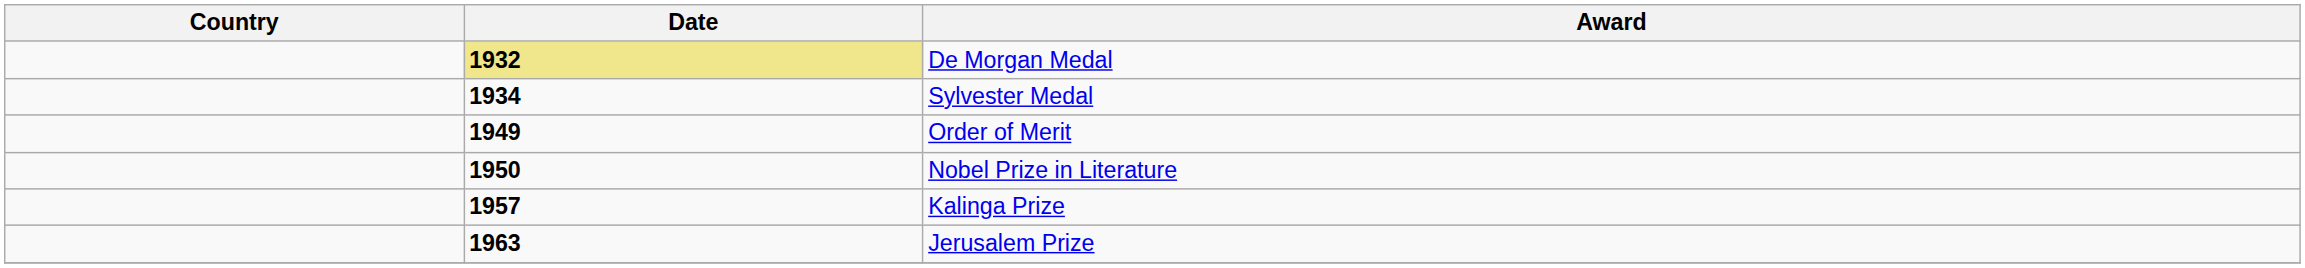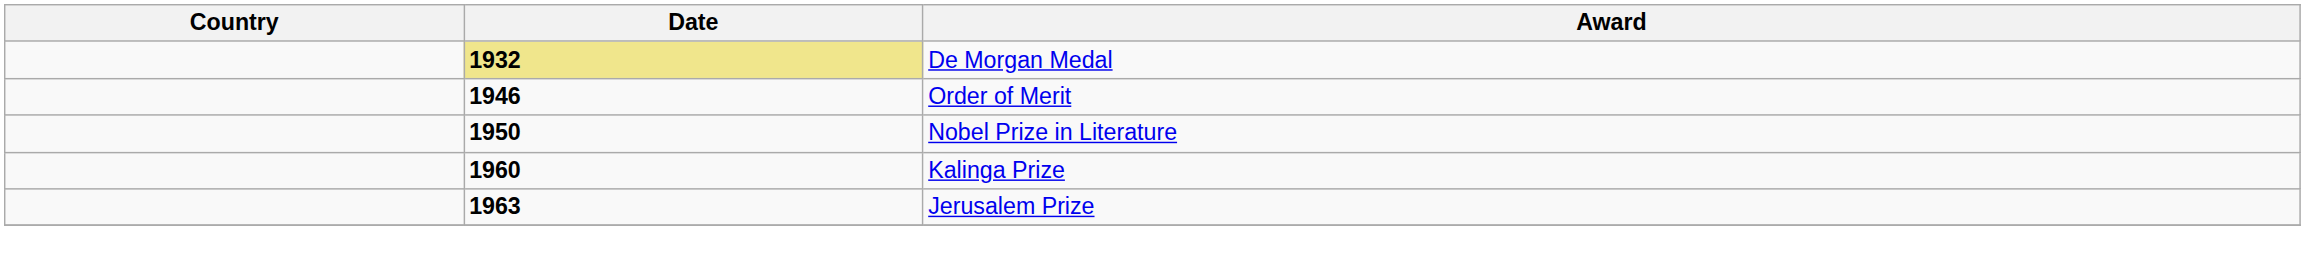- row: (1011, 96)
(495, 133) 1949 -> (495, 96) 1946
(495, 206) 1957 -> (495, 170) 1960
